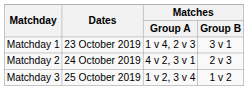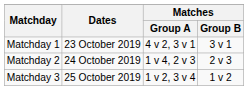(170, 45) 1 v 4, 2 v 3 -> (170, 45) 4 v 2, 3 v 1
(170, 61) 4 v 2, 3 v 1 -> (170, 61) 1 v 4, 2 v 3
